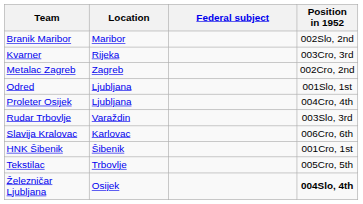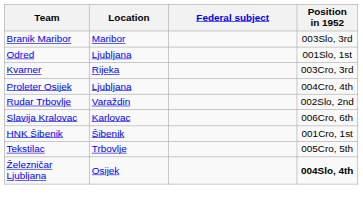(327, 39) 002Slo, 2nd -> (327, 39) 003Slo, 3rd
rows swapped: (24, 54) <-> (20, 86)
- row: (41, 70)
(327, 117) 003Slo, 3rd -> (327, 102) 002Slo, 2nd
